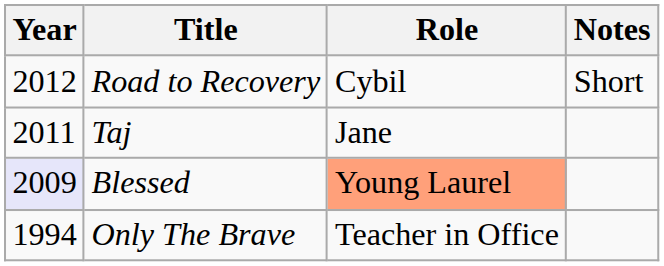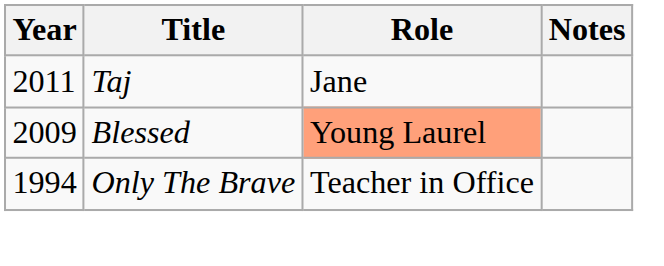- row: (206, 81)
(45, 183) lavender background -> (45, 132) no background
